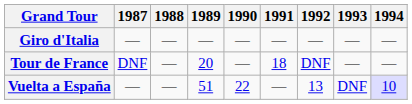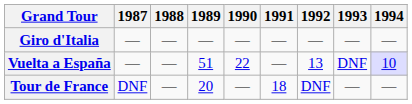rows swapped: (59, 63) <-> (59, 87)
